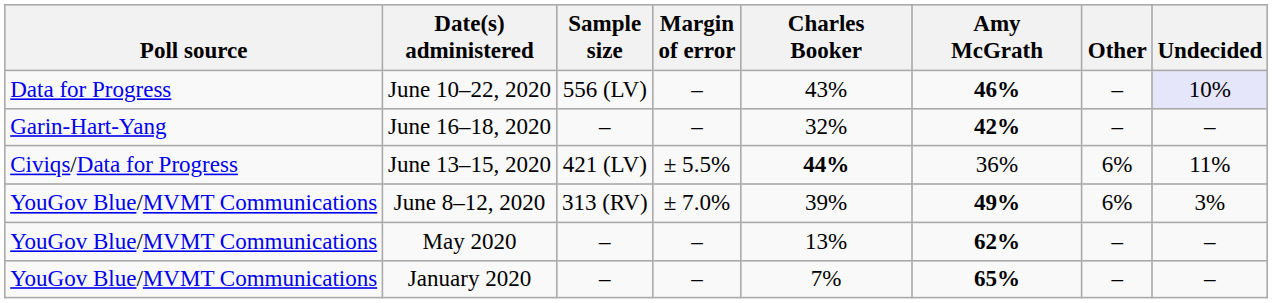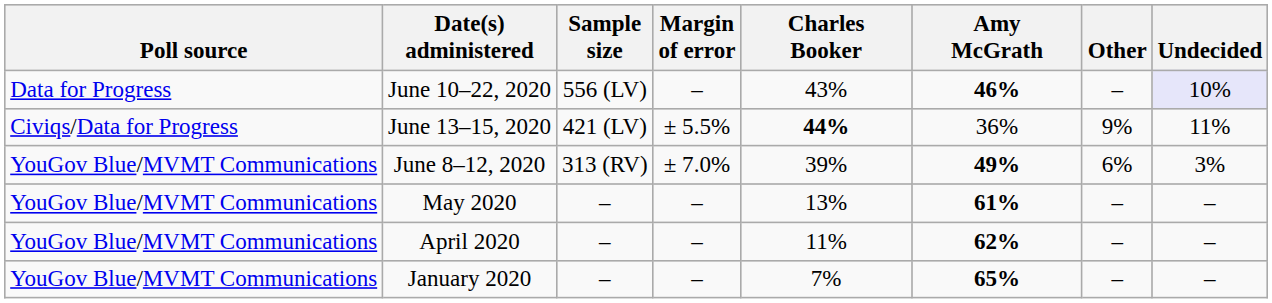- row: (470, 127)
(1117, 165) 6% -> (1117, 127) 9%
(997, 241) 62% -> (997, 203) 61%
+ row: (470, 241)
